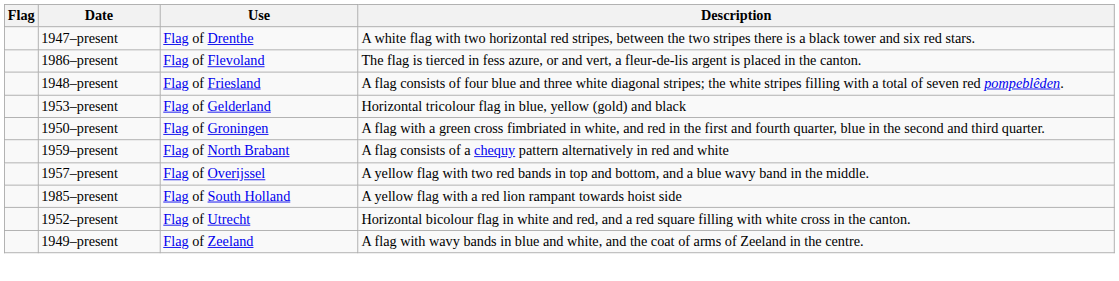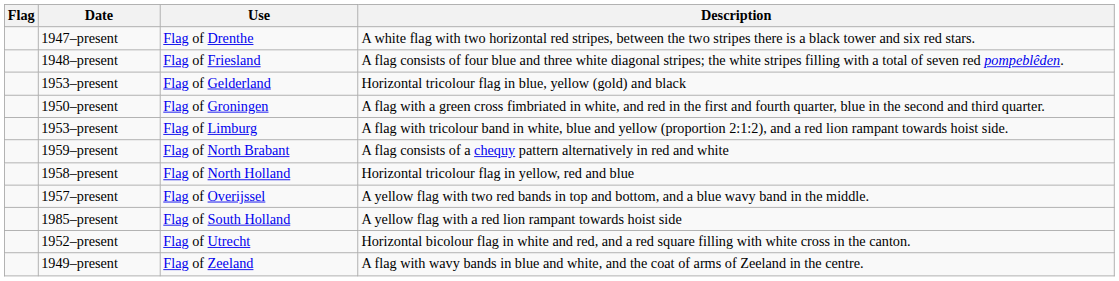- row: (214, 60)
+ row: (210, 128)
+ row: (227, 173)
